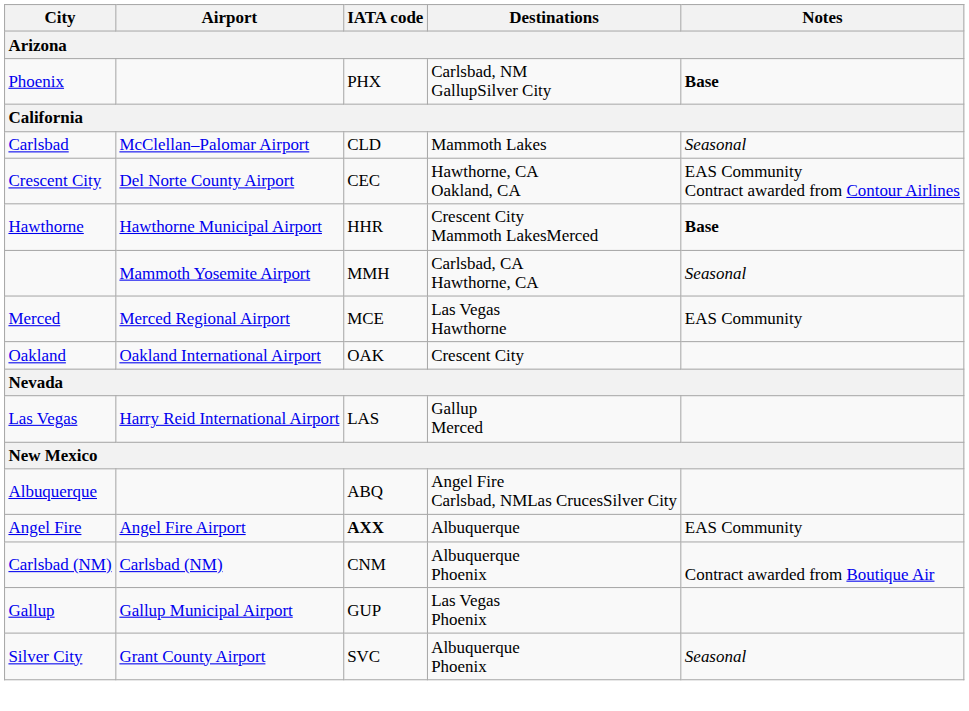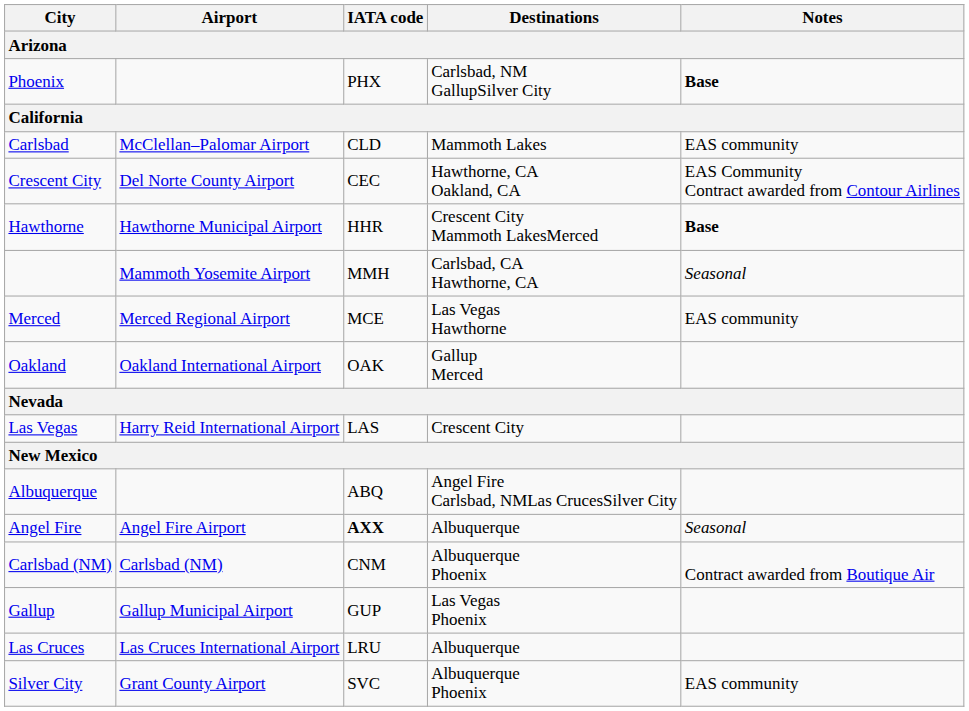(715, 144) Seasonal -> (742, 144) EAS community
(744, 318) EAS Community -> (742, 318) EAS community
(478, 355) Crescent City -> (457, 364) Gallup Merced
(457, 418) Gallup Merced -> (478, 428) Crescent City
(744, 528) EAS Community -> (715, 528) Seasonal
+ row: (46, 646)
(715, 656) Seasonal -> (742, 683) EAS community
